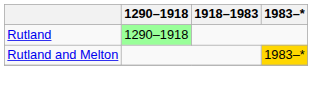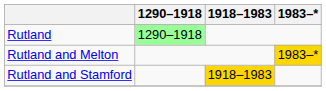+ row: (70, 75)
